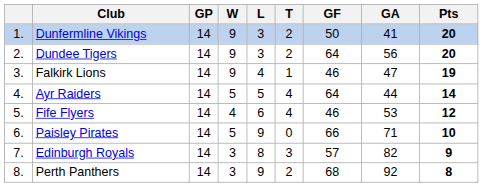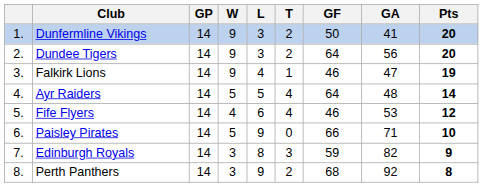(390, 93) 44 -> (390, 93) 48
(332, 152) 57 -> (332, 152) 59
